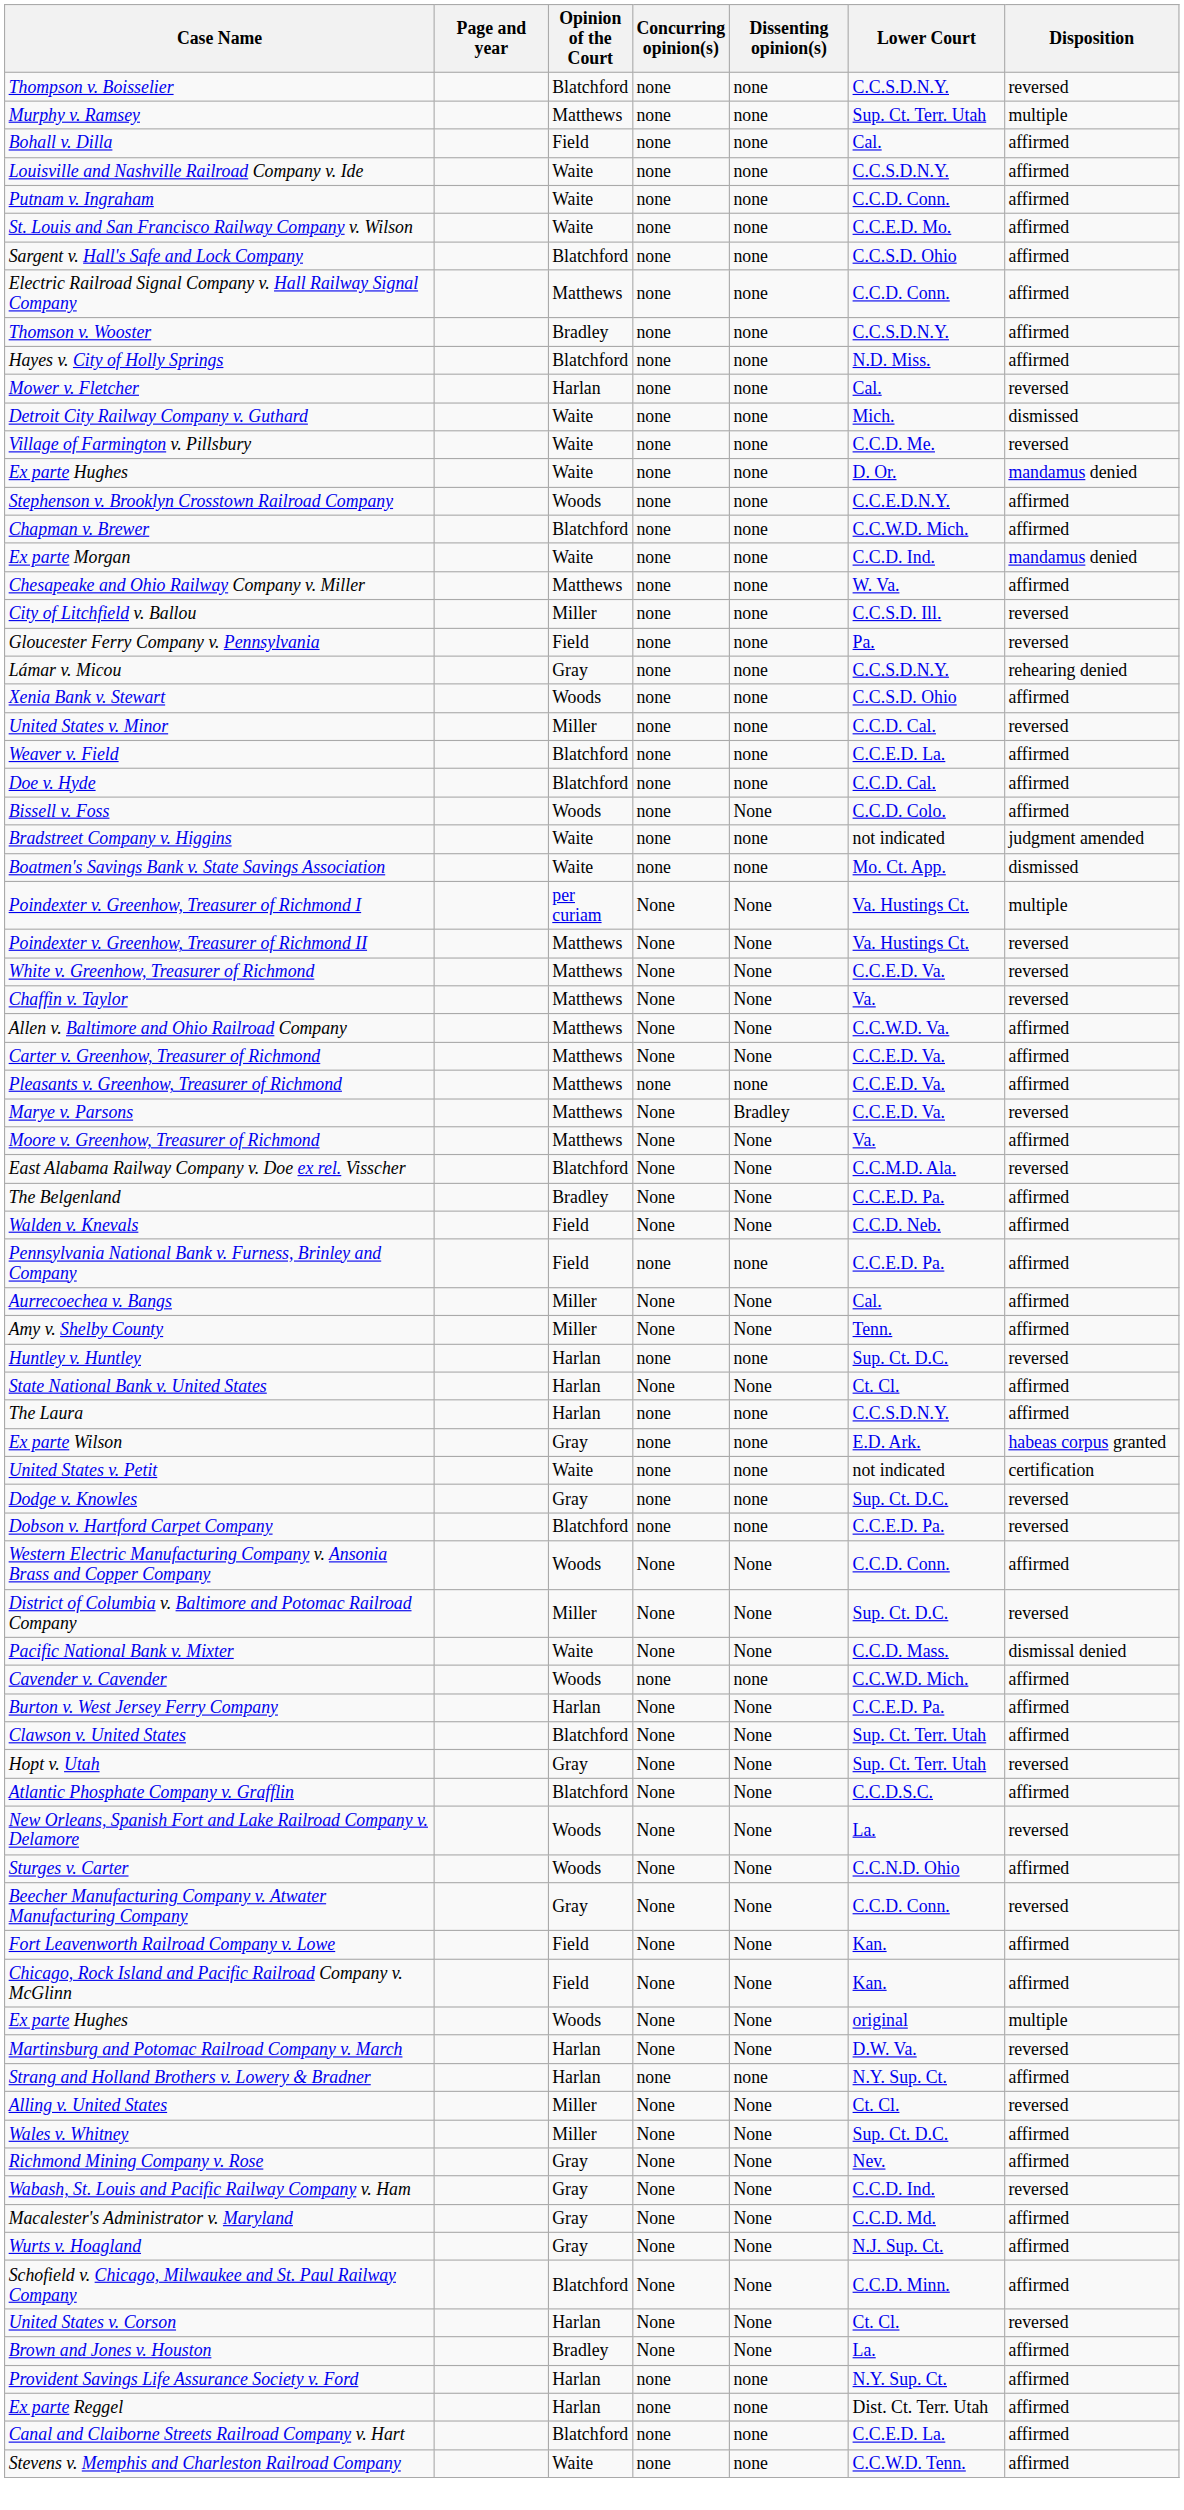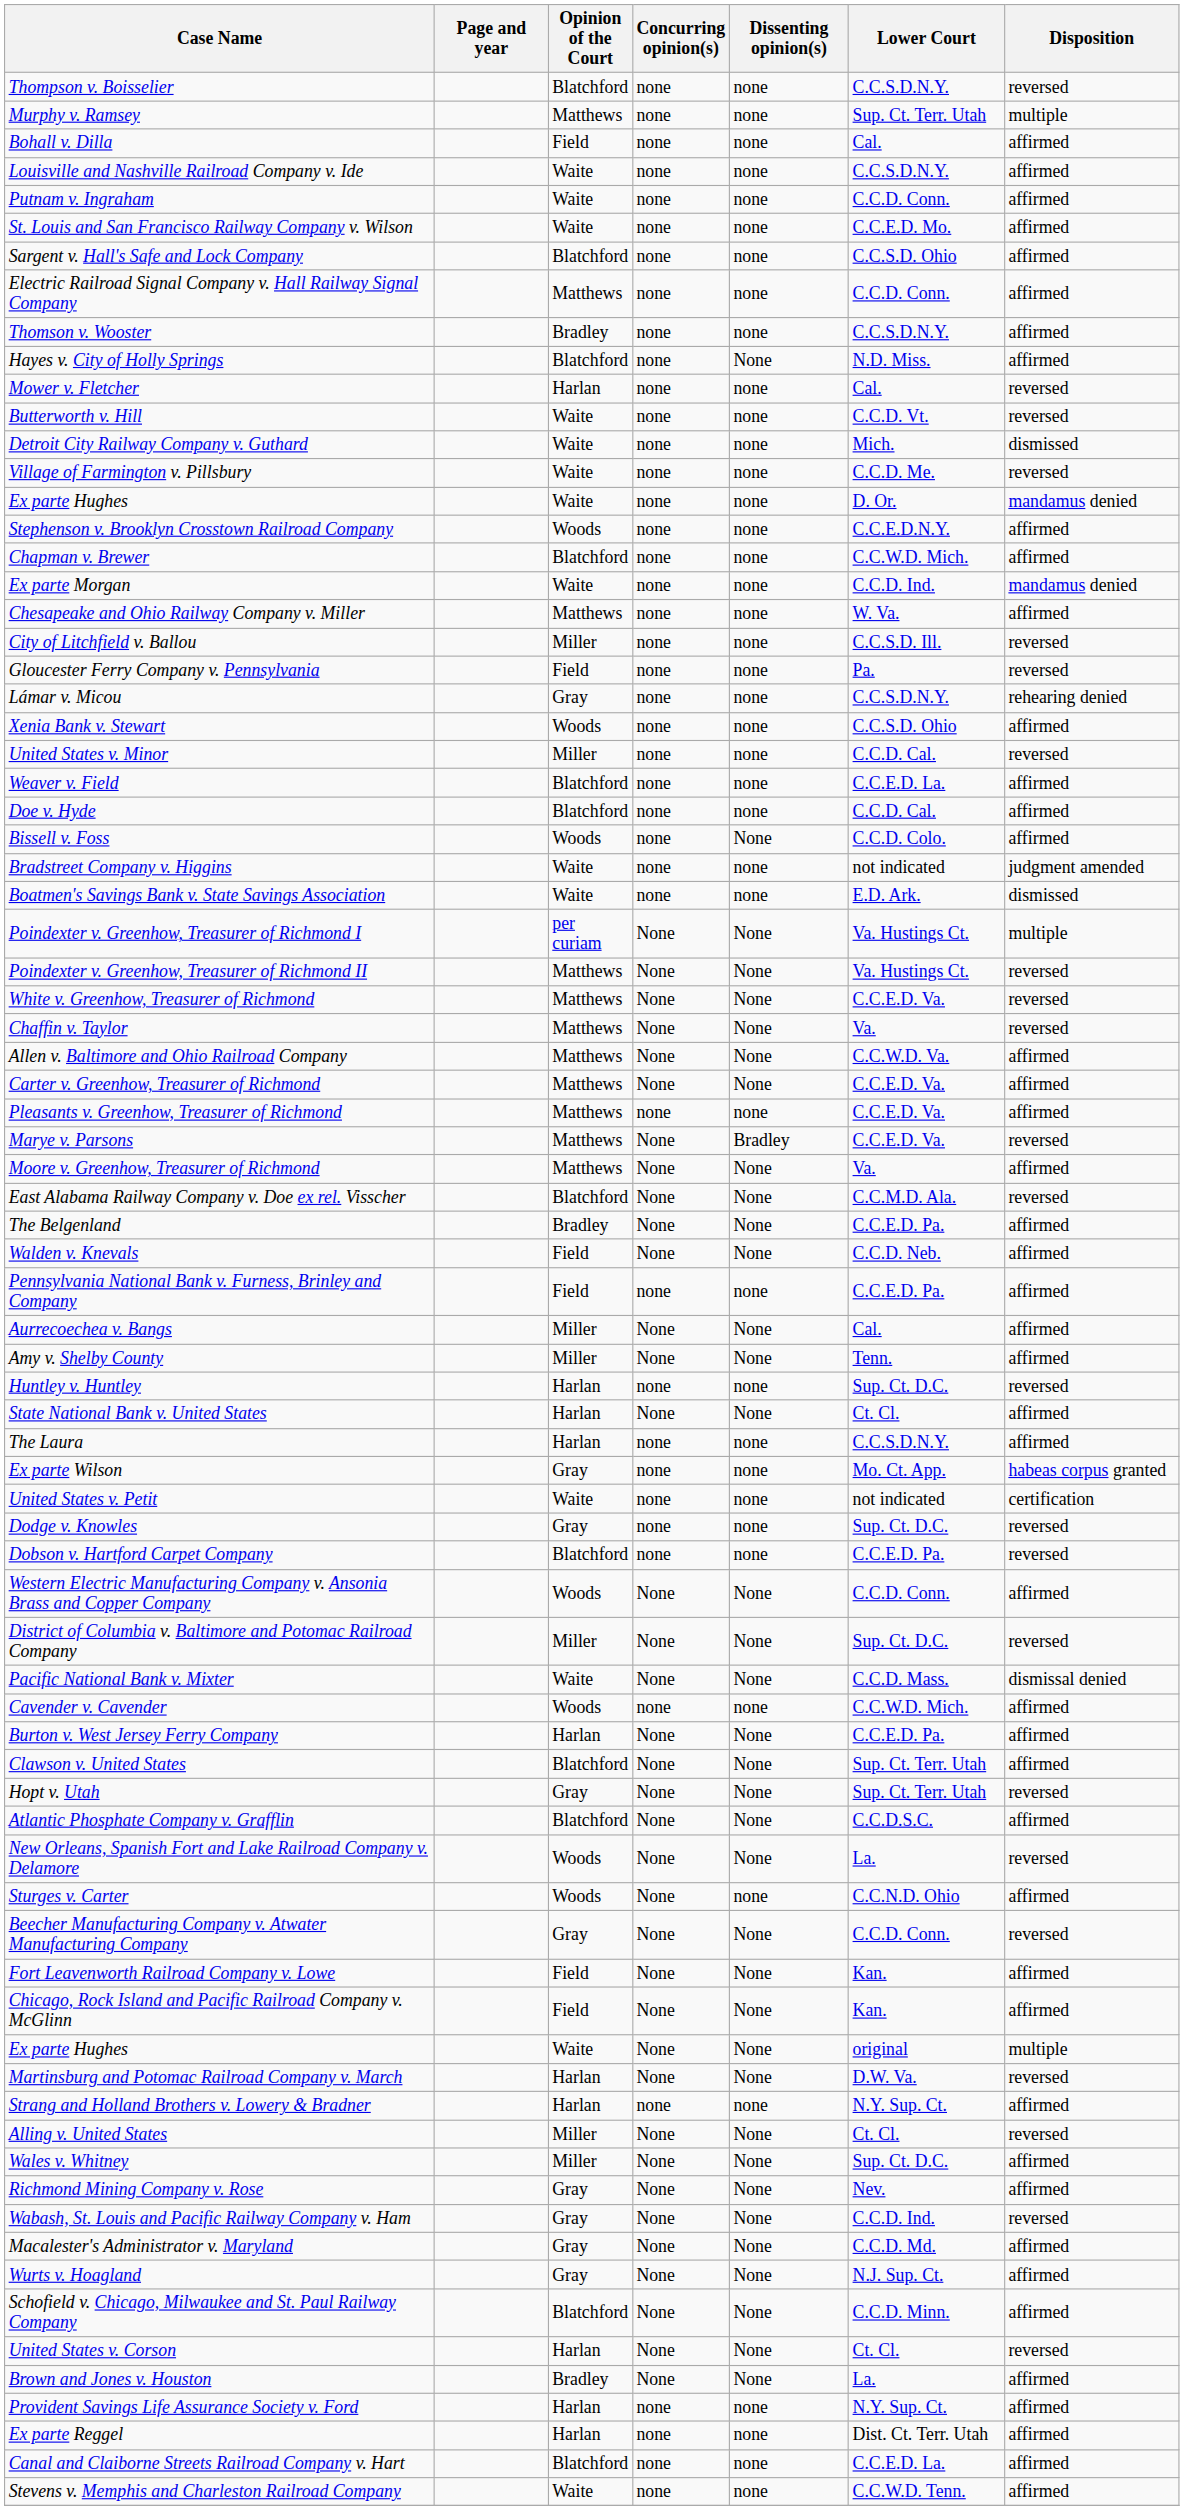(751, 360) none -> (753, 360) None
+ row: (75, 416)
(899, 867) Mo. Ct. App. -> (887, 895) E.D. Ark.
(887, 1442) E.D. Ark. -> (899, 1470) Mo. Ct. App.
(753, 1868) None -> (751, 1896) none
(577, 2021) Woods -> (573, 2049) Waite
